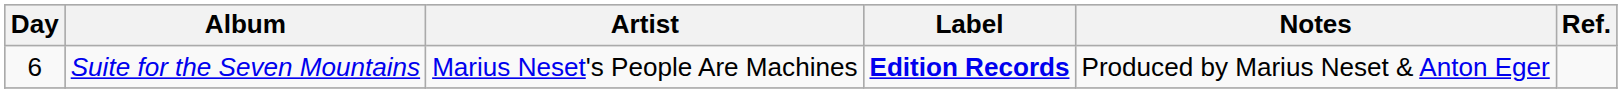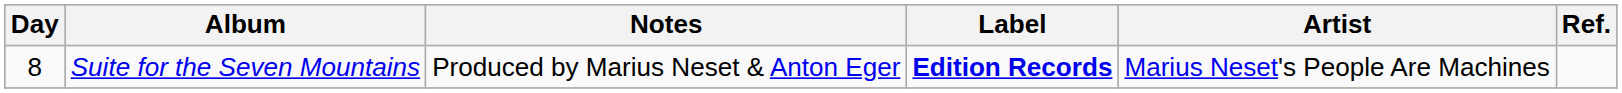columns swapped: (645, 25) <-> (1316, 25)
(35, 66) 6 -> (35, 66) 8
